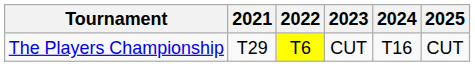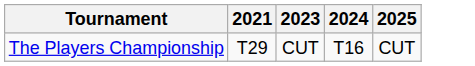- column: (300, 19)
